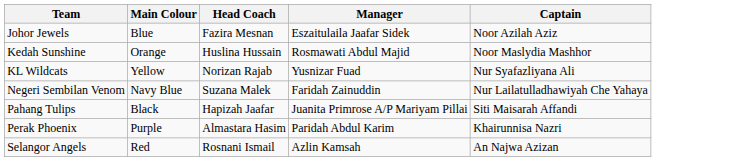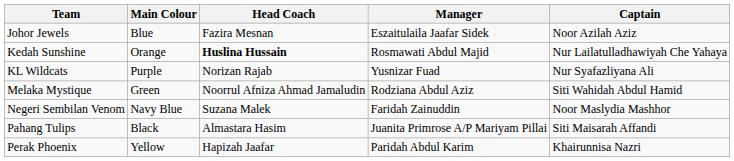(242, 52) normal -> (244, 52) bold
(532, 52) Noor Maslydia Mashhor -> (640, 52) Nur Lailatulladhawiyah Che Yahaya
(147, 71) Yellow -> (146, 71) Purple
+ row: (49, 90)
(561, 90) Nur Lailatulladhawiyah Che Yahaya -> (612, 109) Noor Maslydia Mashhor
(238, 109) Hapizah Jaafar -> (244, 128) Almastara Hasim
(146, 128) Purple -> (147, 147) Yellow
(244, 128) Almastara Hasim -> (238, 147) Hapizah Jaafar
- row: (47, 147)
